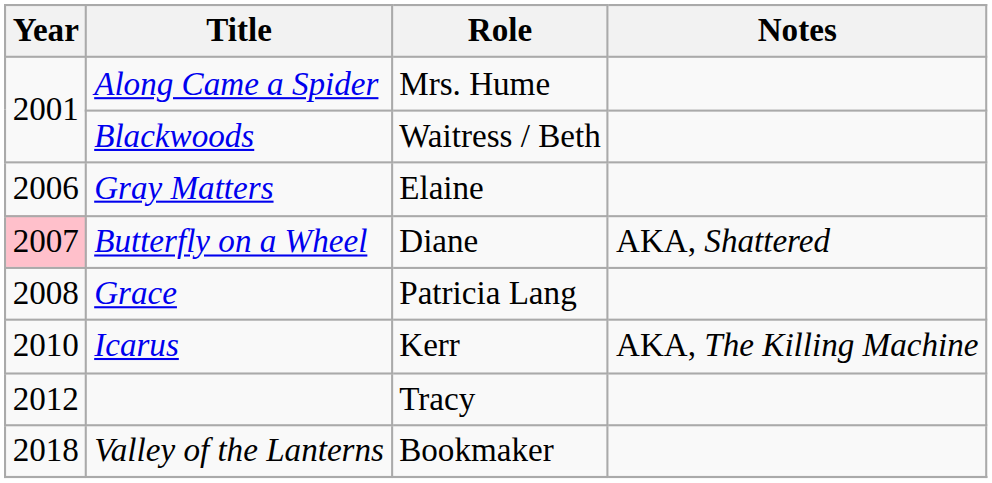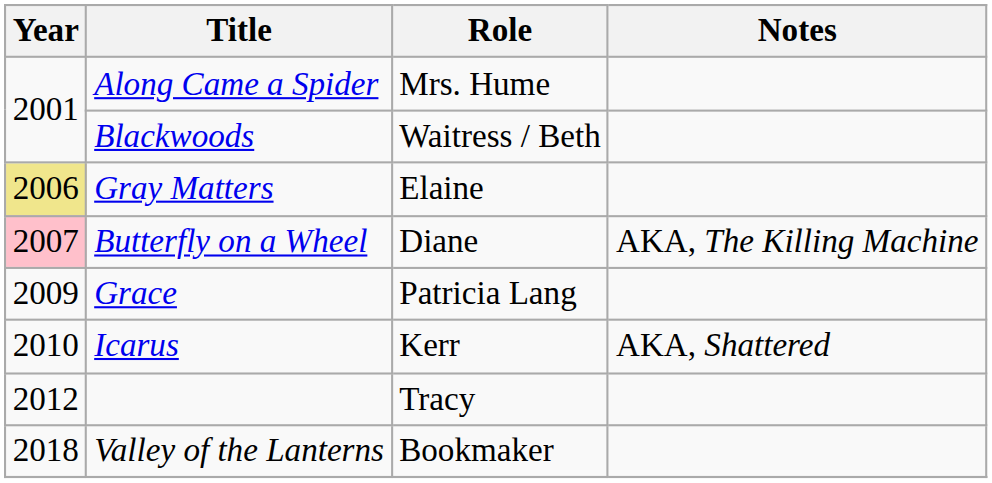(46, 188) no background -> (46, 188) khaki background
(723, 240) AKA, Shattered -> (797, 240) AKA, The Killing Machine
(46, 293) 2008 -> (46, 293) 2009
(797, 345) AKA, The Killing Machine -> (723, 345) AKA, Shattered
